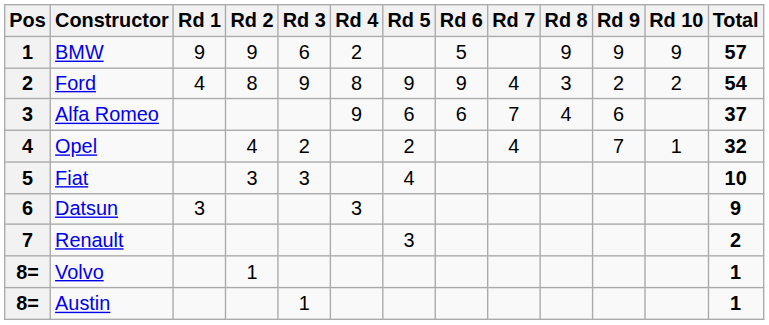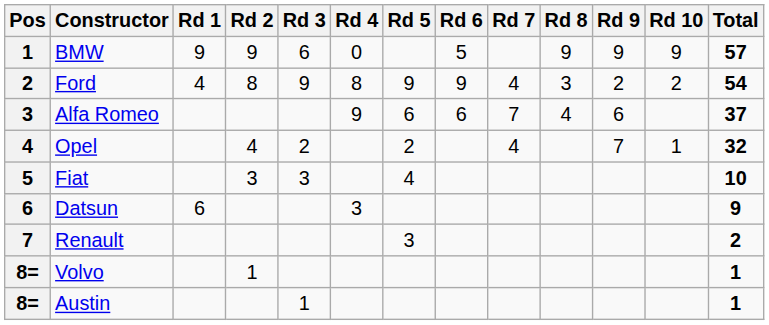(357, 52) 2 -> (357, 52) 0
(200, 209) 3 -> (200, 209) 6
